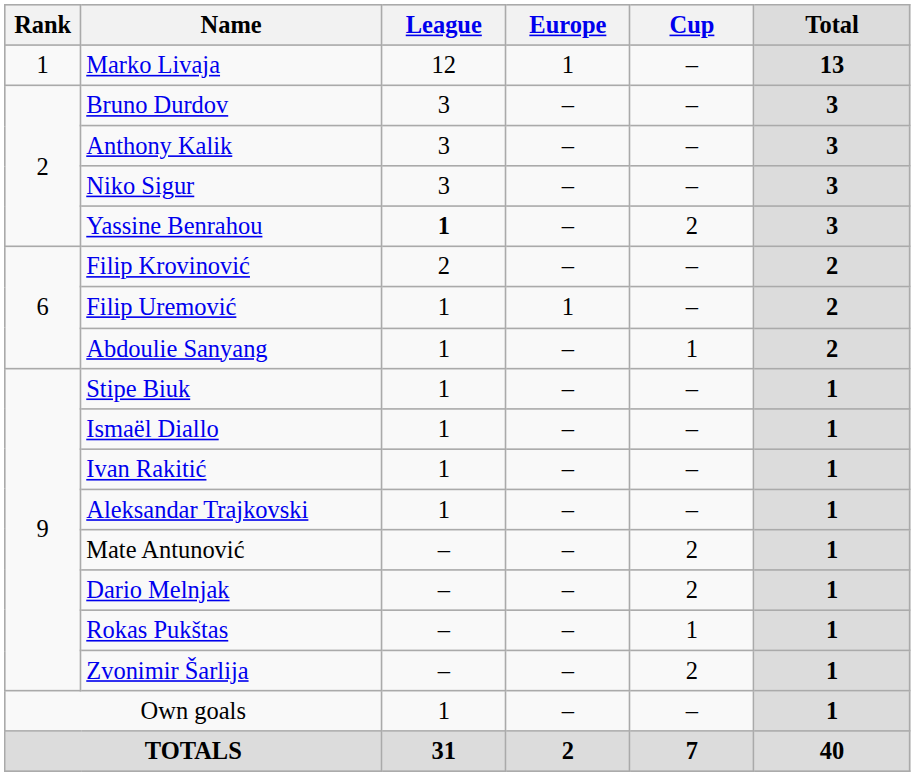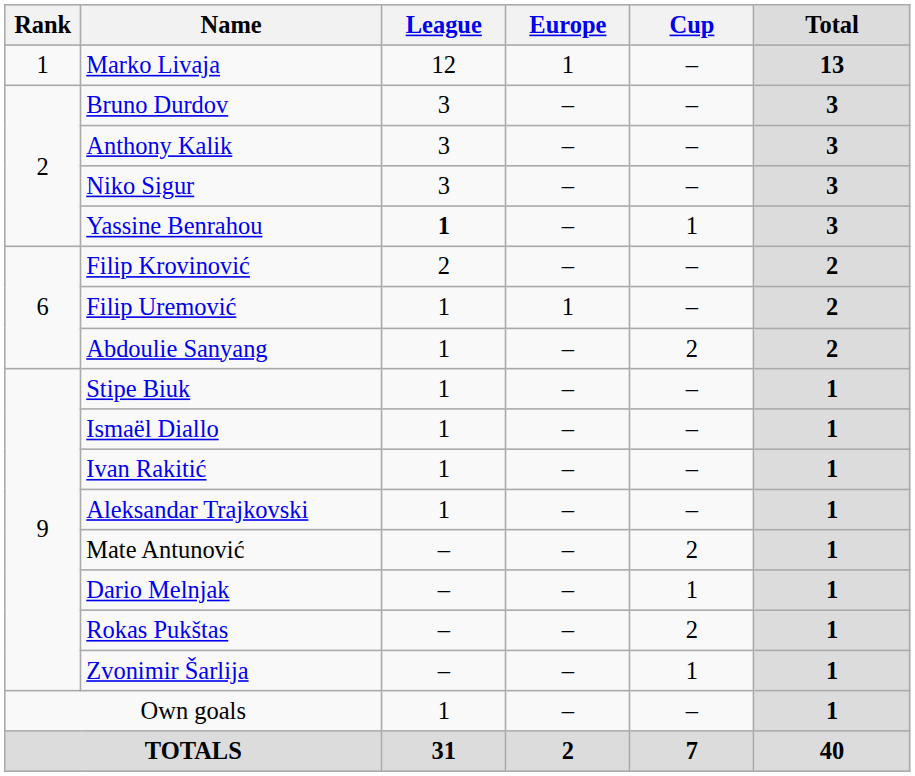(692, 226) 2 -> (692, 226) 1
(692, 347) 1 -> (692, 347) 2
(692, 589) 2 -> (692, 589) 1
(692, 630) 1 -> (692, 630) 2
(692, 670) 2 -> (692, 670) 1
